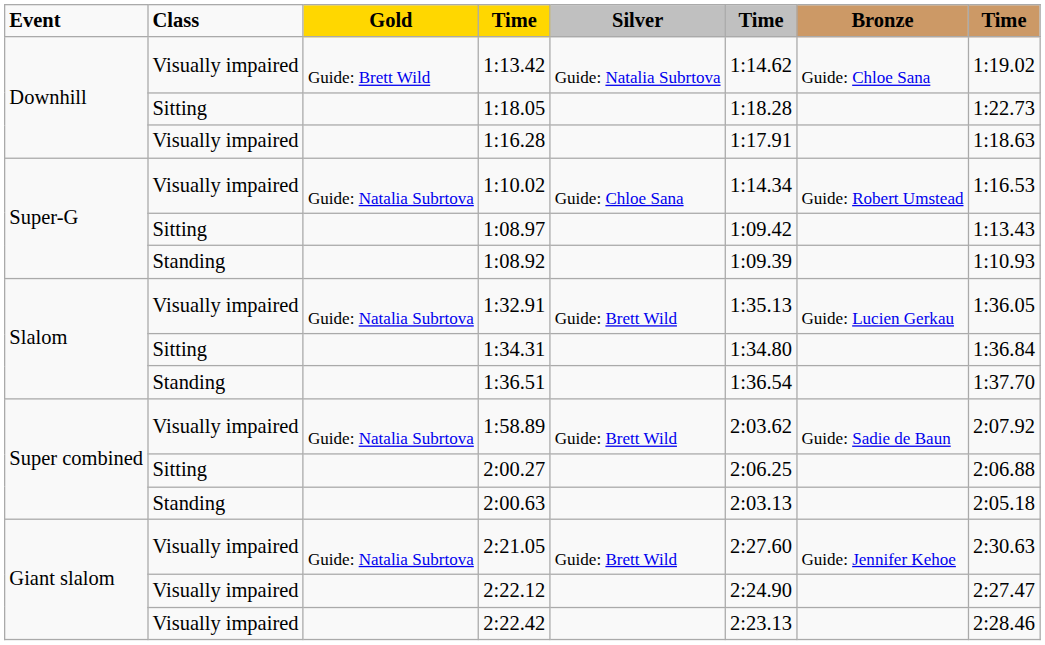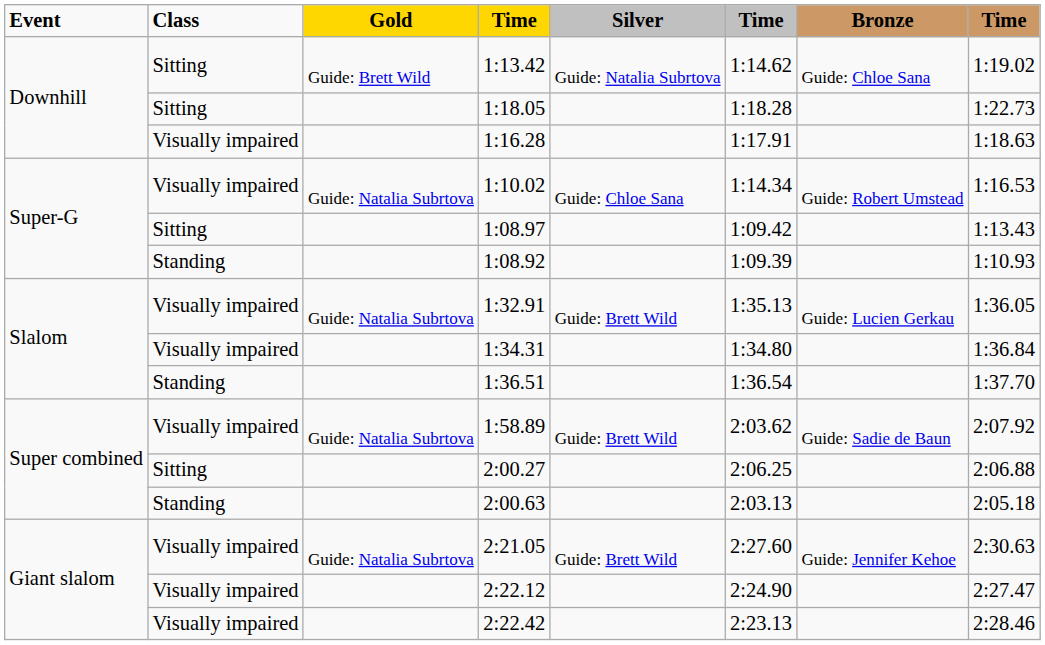(226, 64) Visually impaired -> (180, 64) Sitting
(180, 349) Sitting -> (226, 349) Visually impaired
